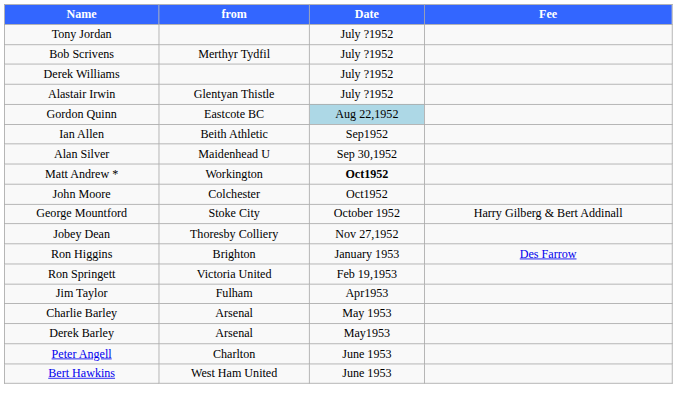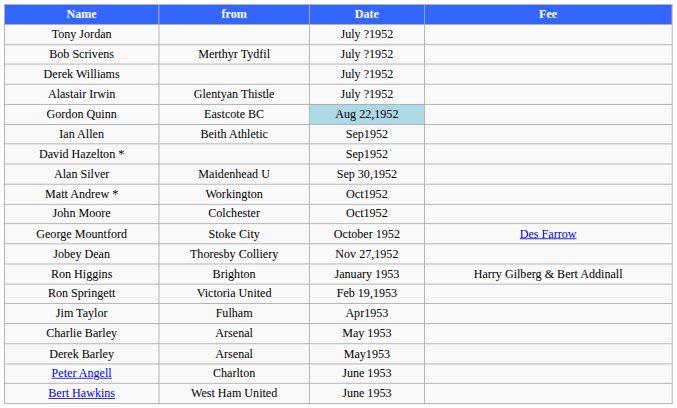+ row: (82, 154)
(367, 174) bold -> (367, 194) normal
(548, 214) Harry Gilberg & Bert Addinall -> (548, 234) Des Farrow
(548, 254) Des Farrow -> (548, 274) Harry Gilberg & Bert Addinall
